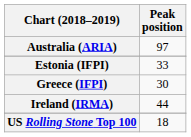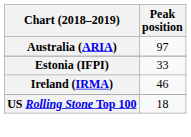- row: (72, 84)
(162, 103) 44 -> (162, 84) 46
